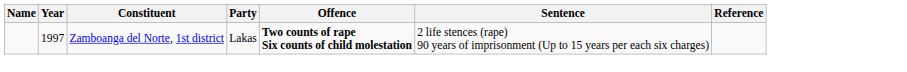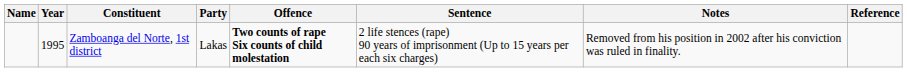+ column: (716, 13)
(53, 38) 1997 -> (53, 44) 1995
